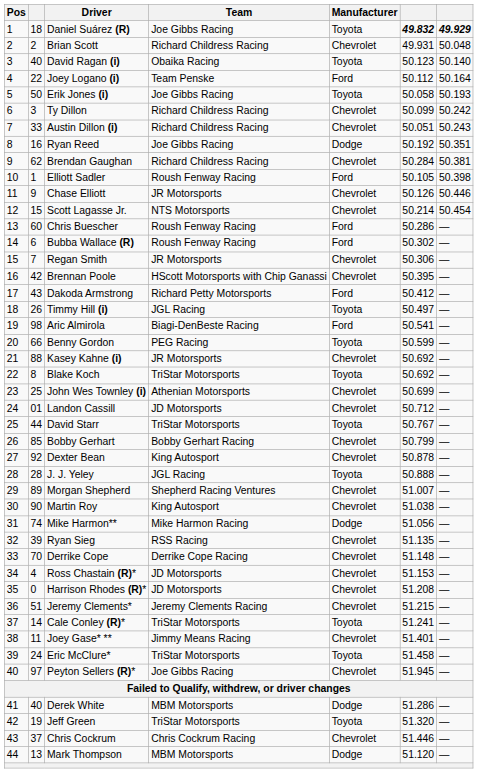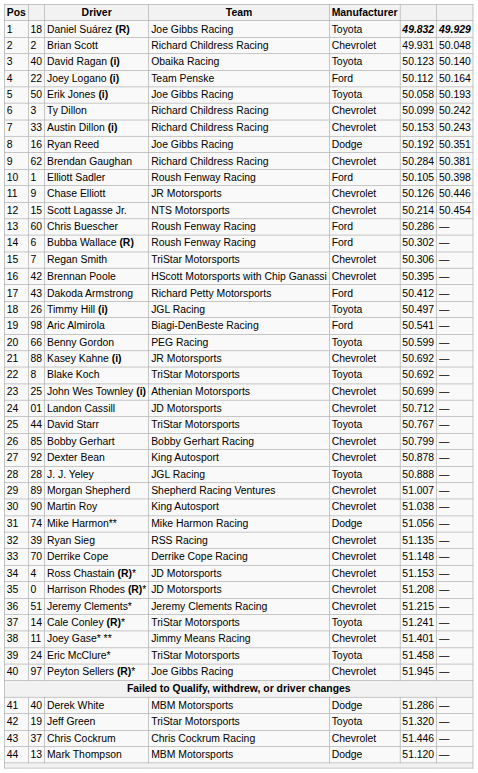(418, 128) 50.051 -> (418, 128) 50.153
(186, 260) JR Motorsports -> (195, 260) TriStar Motorsports
